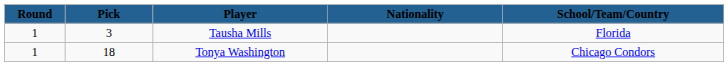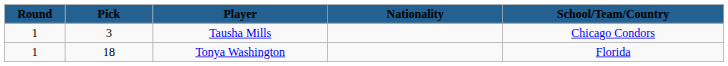(613, 33) Florida -> (613, 33) Chicago Condors
(613, 52) Chicago Condors -> (613, 52) Florida
